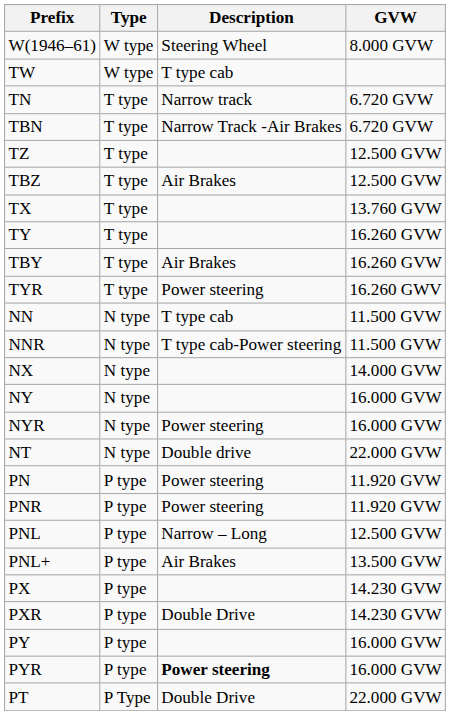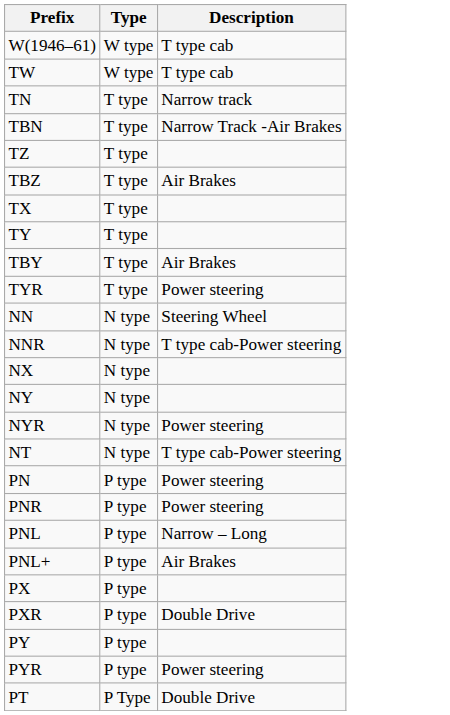- column: (396, 18)
(214, 45) Steering Wheel -> (197, 45) T type cab
(197, 316) T type cab -> (214, 316) Steering Wheel
(206, 452) Double drive -> (251, 452) T type cab-Power steering
(216, 669) bold -> (212, 669) normal
